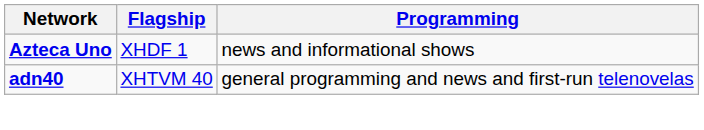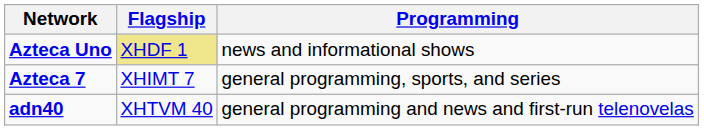(154, 49) no background -> (154, 49) khaki background
+ row: (47, 79)
